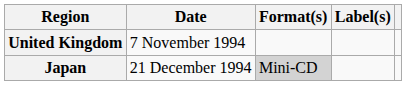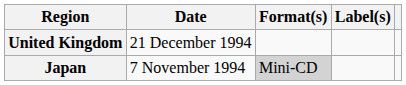(188, 42) 7 November 1994 -> (191, 42) 21 December 1994
(191, 67) 21 December 1994 -> (188, 67) 7 November 1994
